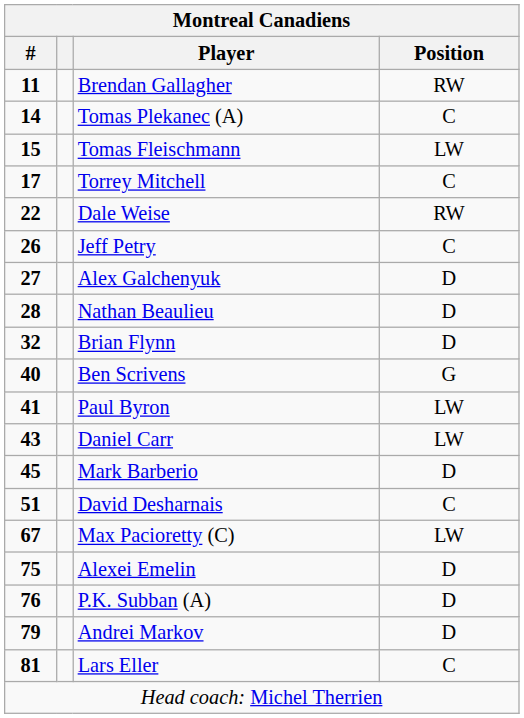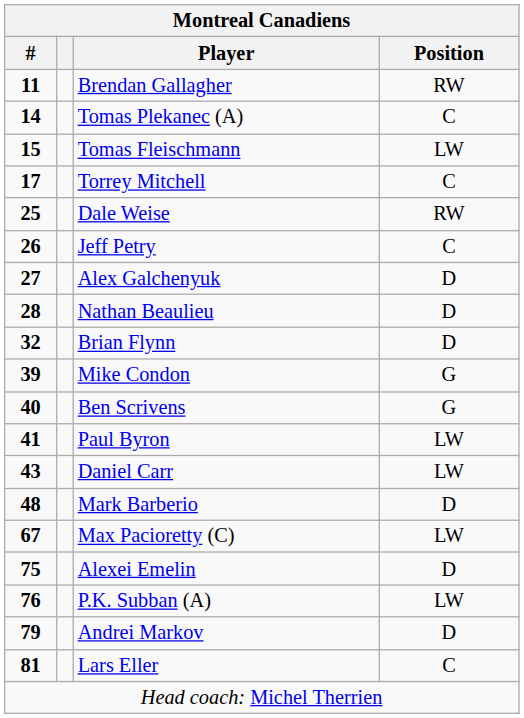(31, 213) 22 -> (31, 213) 25
+ row: (134, 375)
(31, 471) 45 -> (31, 504) 48
- row: (150, 504)
(449, 600) D -> (449, 600) LW
